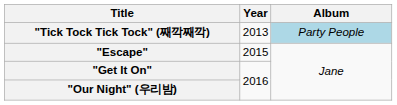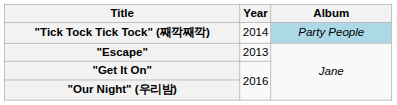(256, 32) 2013 -> (256, 32) 2014
(256, 52) 2015 -> (256, 52) 2013
